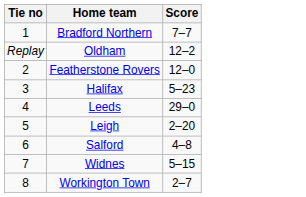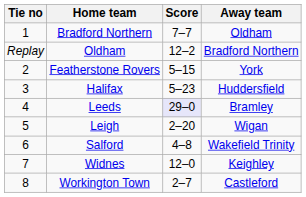+ column: (251, 13)
(182, 70) 12–0 -> (182, 70) 5–15
(182, 107) no background -> (182, 107) lavender background
(182, 164) 5–15 -> (182, 164) 12–0
